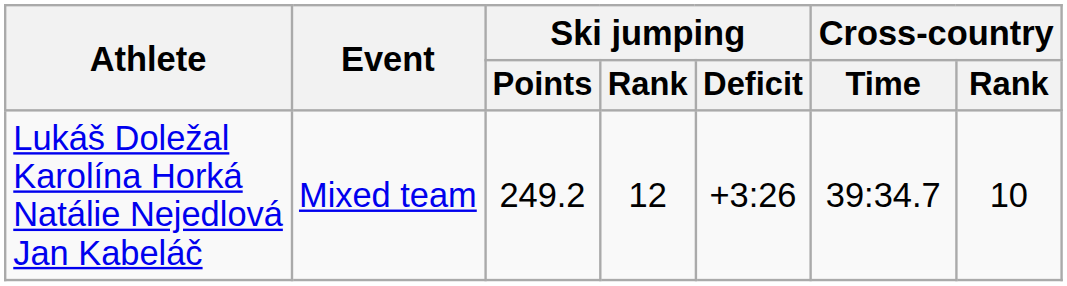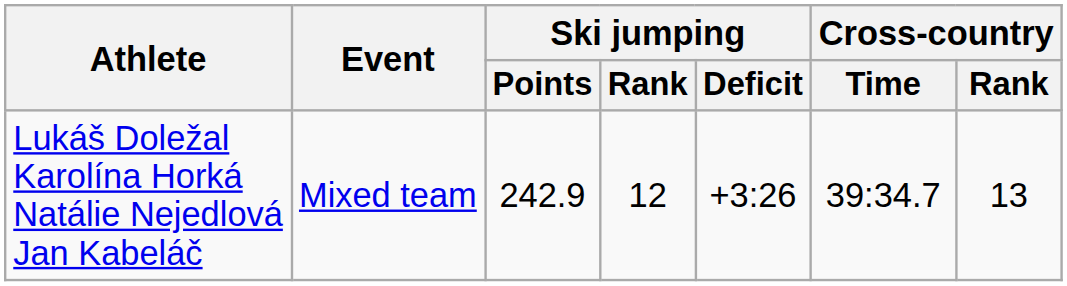(542, 196) 249.2 -> (542, 196) 242.9
(1009, 196) 10 -> (1009, 196) 13
